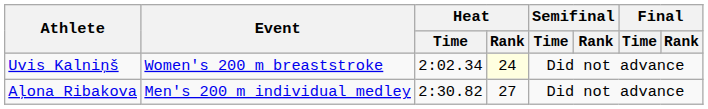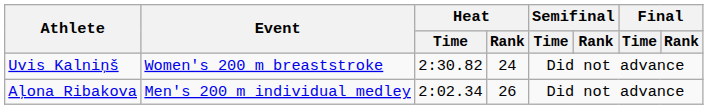(450, 66) 2:02.34 -> (450, 66) 2:30.82
(507, 66) lightyellow background -> (507, 66) no background
(450, 92) 2:30.82 -> (450, 92) 2:02.34
(507, 92) 27 -> (507, 92) 26
